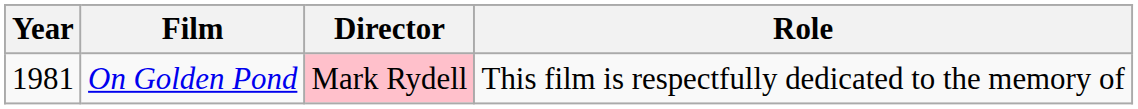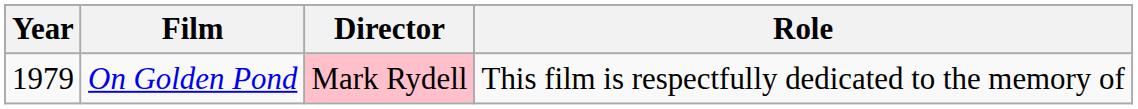(43, 77) 1981 -> (43, 77) 1979
